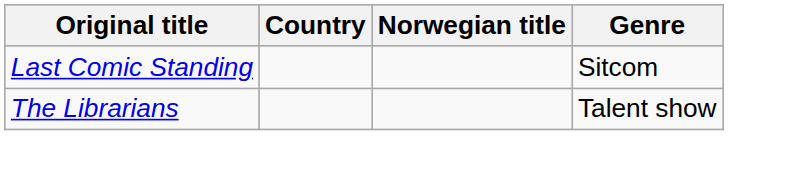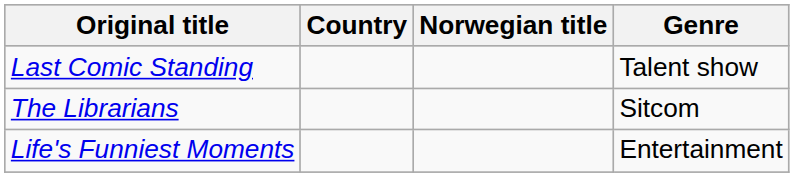(618, 66) Sitcom -> (689, 66) Talent show
(647, 108) Talent show -> (659, 108) Sitcom
+ row: (153, 150)
